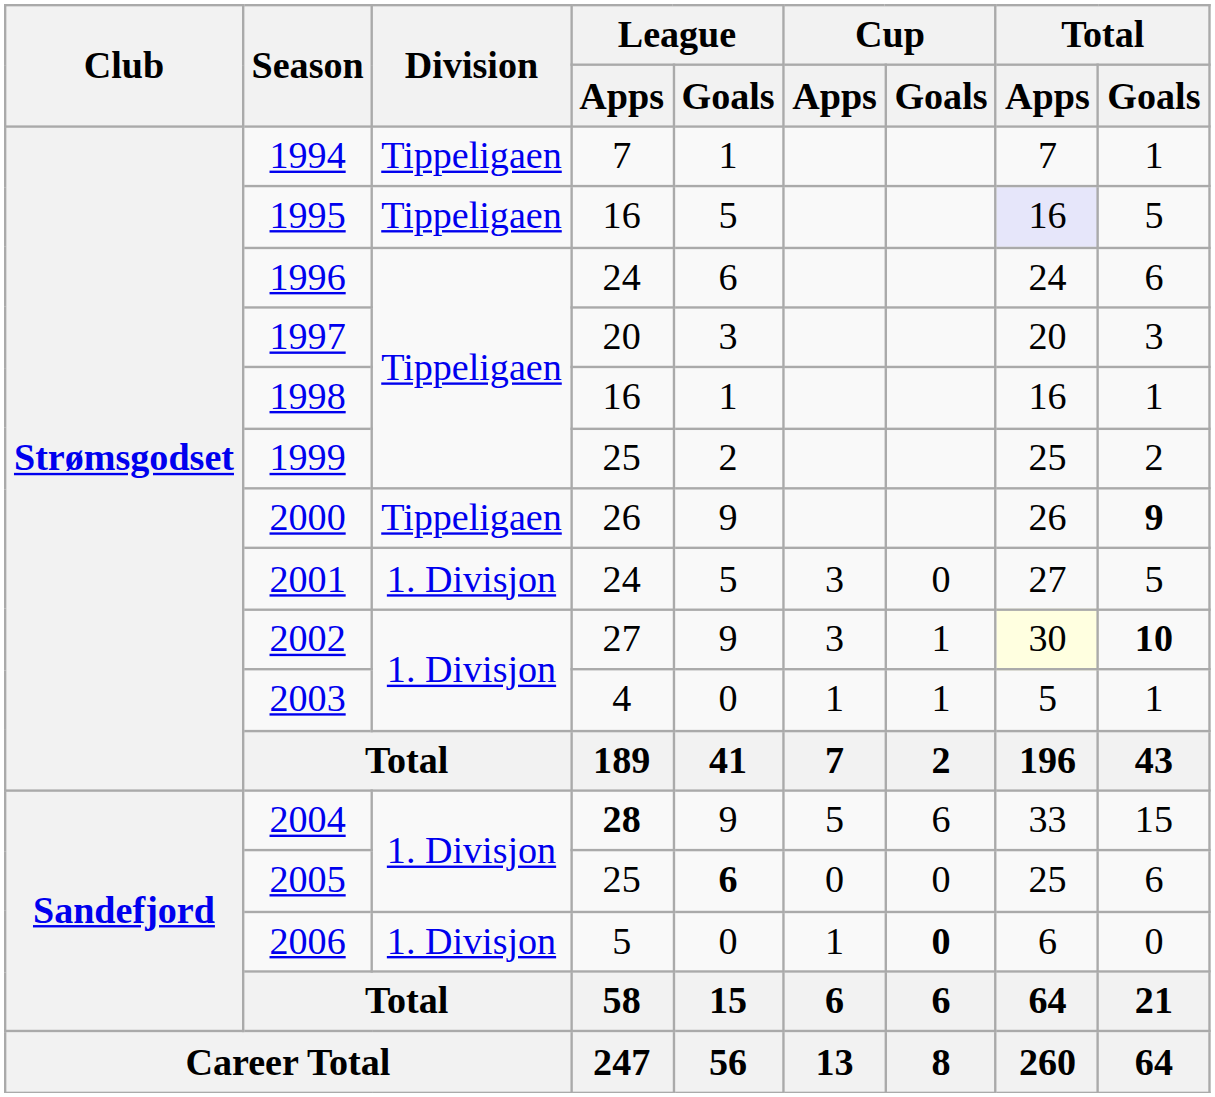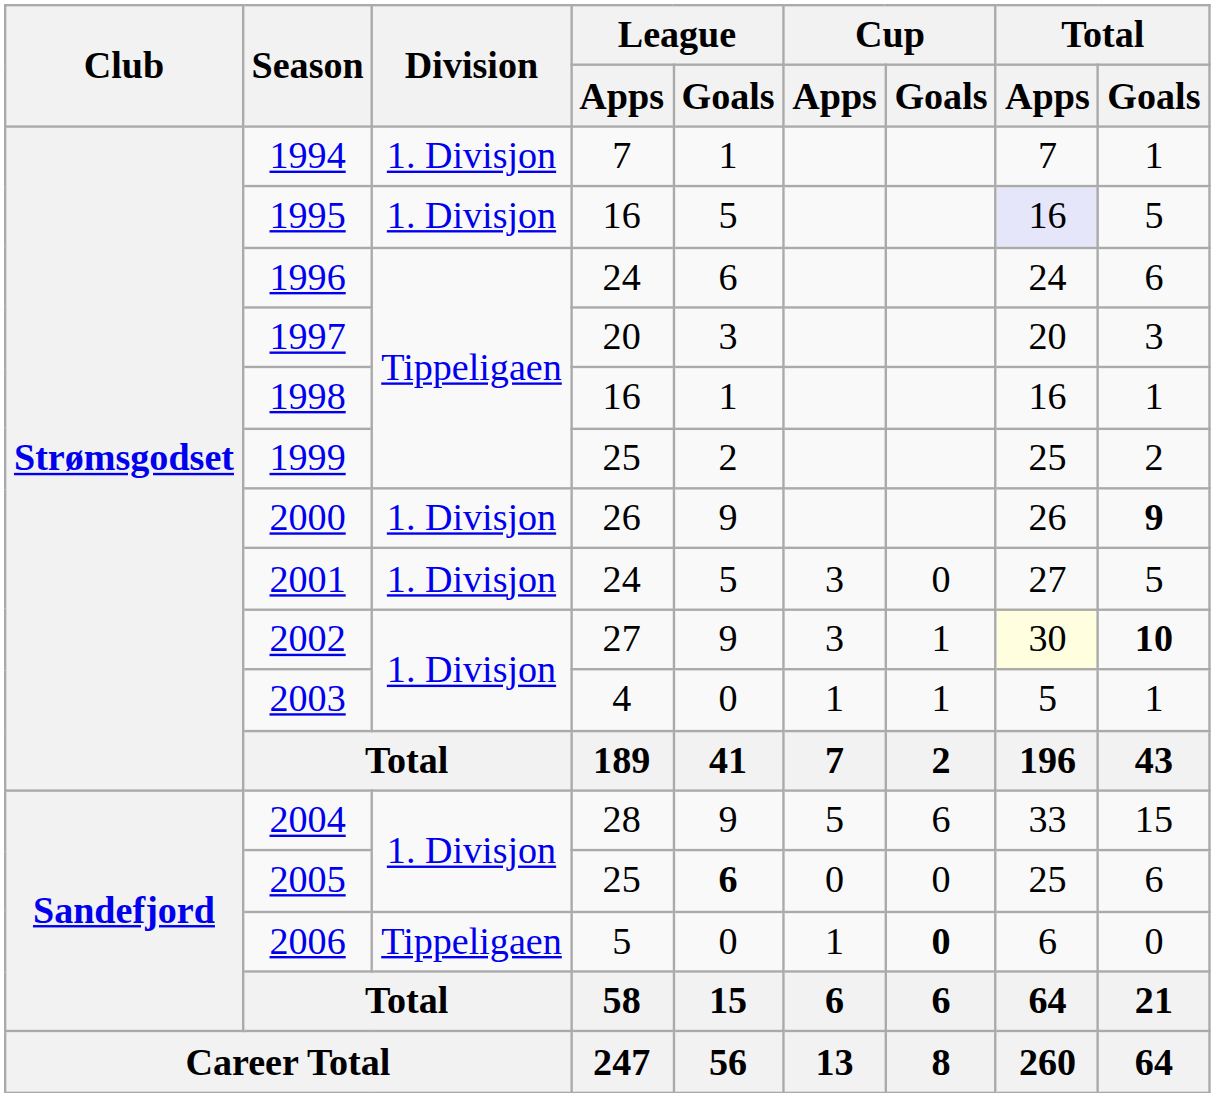(472, 155) Tippeligaen -> (471, 155) 1. Divisjon
(472, 215) Tippeligaen -> (471, 215) 1. Divisjon
(472, 517) Tippeligaen -> (471, 517) 1. Divisjon
(622, 819) bold -> (622, 819) normal
(471, 940) 1. Divisjon -> (472, 940) Tippeligaen
